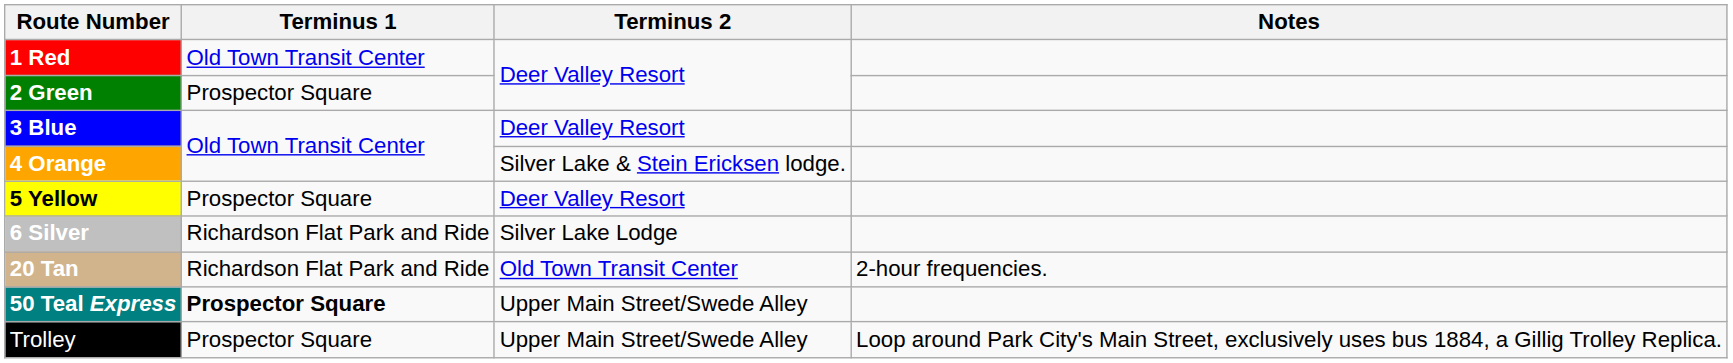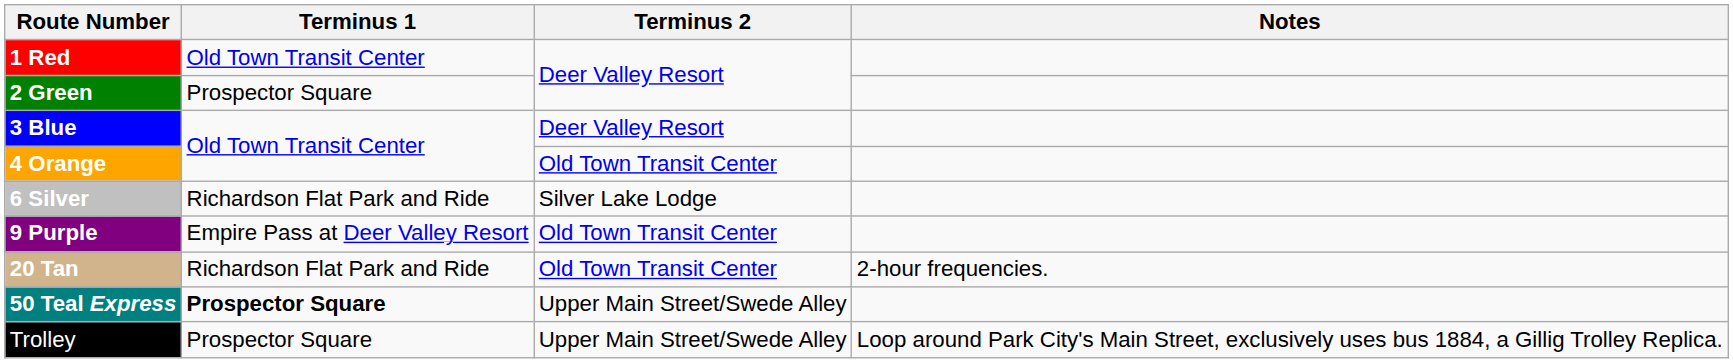(673, 163) Silver Lake & Stein Ericksen lodge. -> (658, 163) Old Town Transit Center
- row: (54, 198)
+ row: (54, 233)
